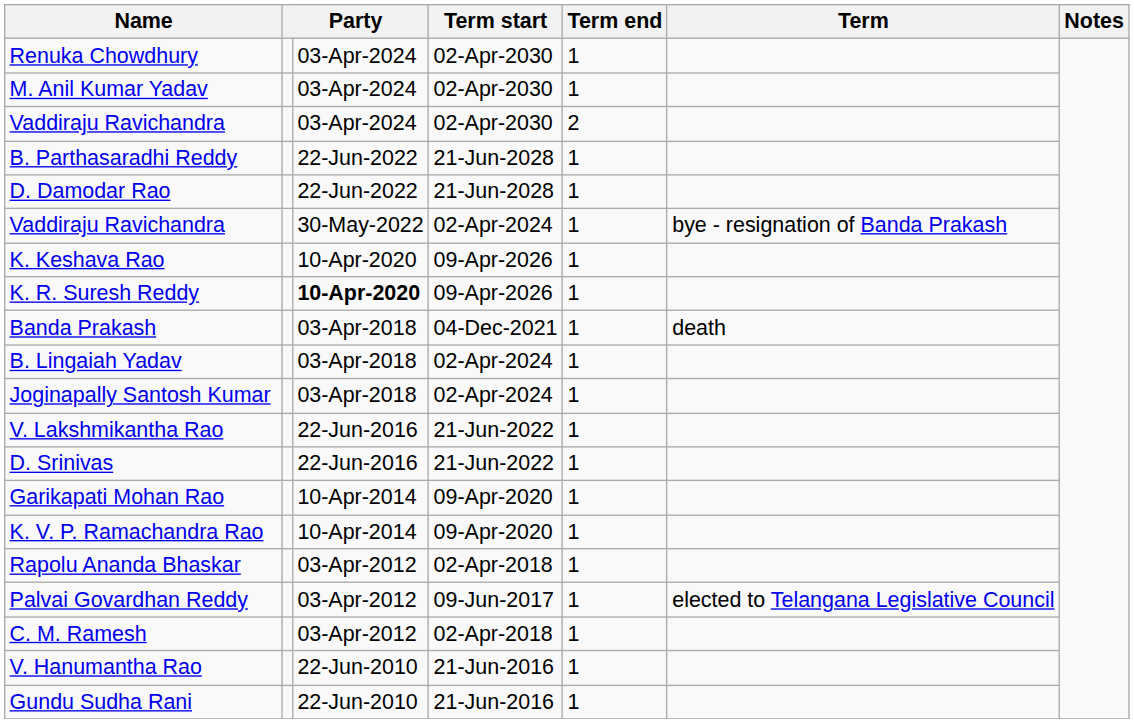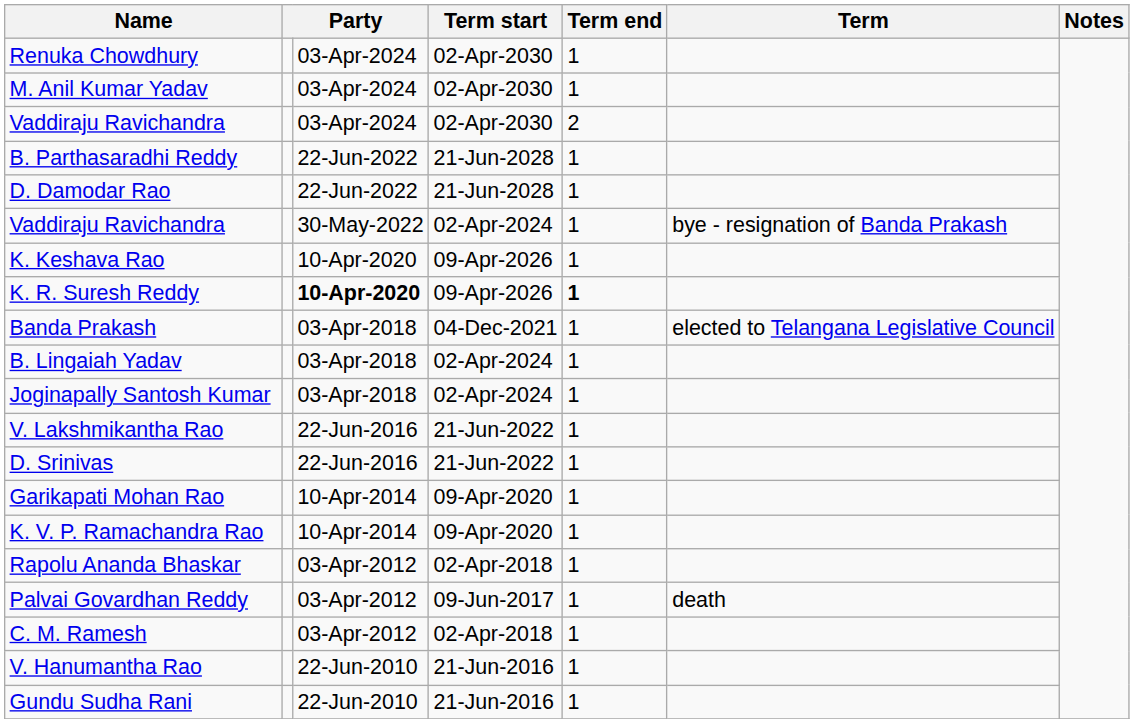(573, 293) normal -> (573, 293) bold
(699, 327) death -> (863, 327) elected to Telangana Legislative Council
(863, 599) elected to Telangana Legislative Council -> (699, 599) death
